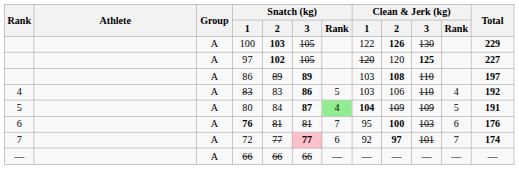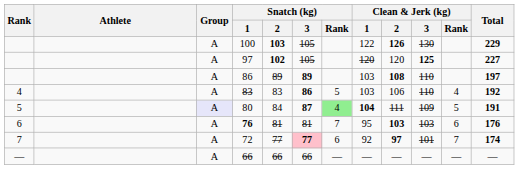(214, 108) no background -> (214, 108) lavender background
(397, 108) 109 -> (397, 108) 111
(397, 124) 100 -> (397, 124) 103
